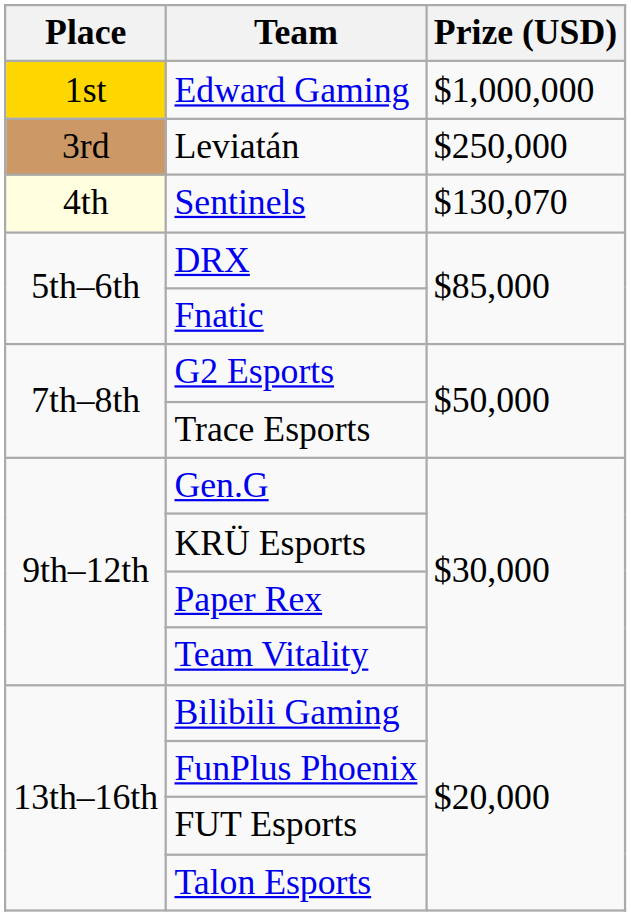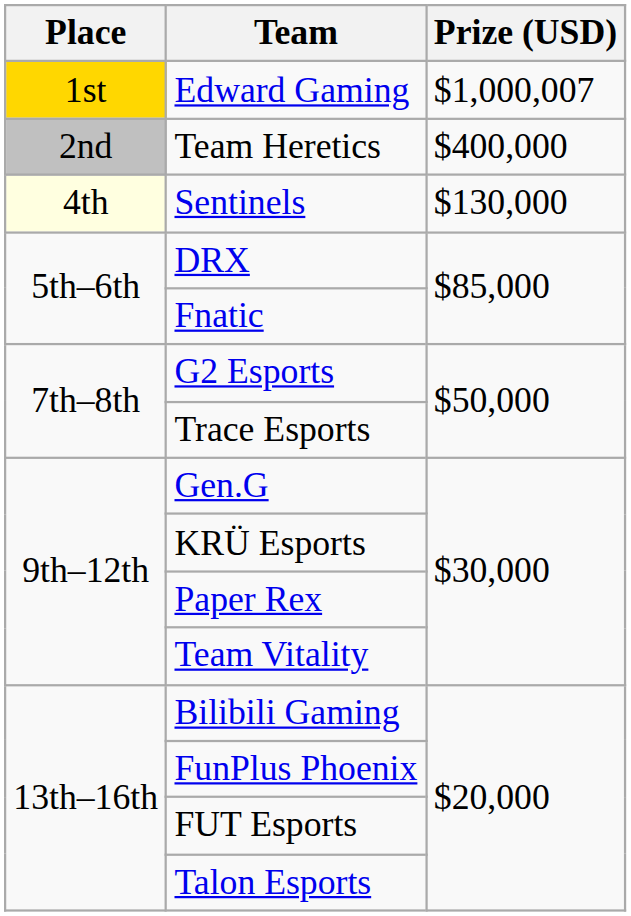(514, 89) $1,000,000 -> (514, 89) $1,000,007
+ row: (278, 145)
- row: (237, 145)
(501, 202) $130,070 -> (501, 202) $130,000
